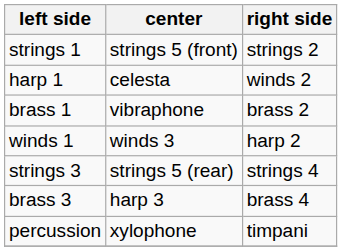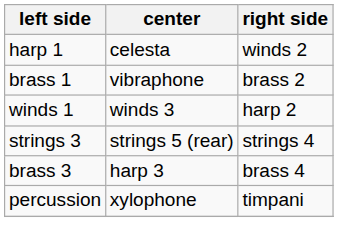- row: (45, 49)
